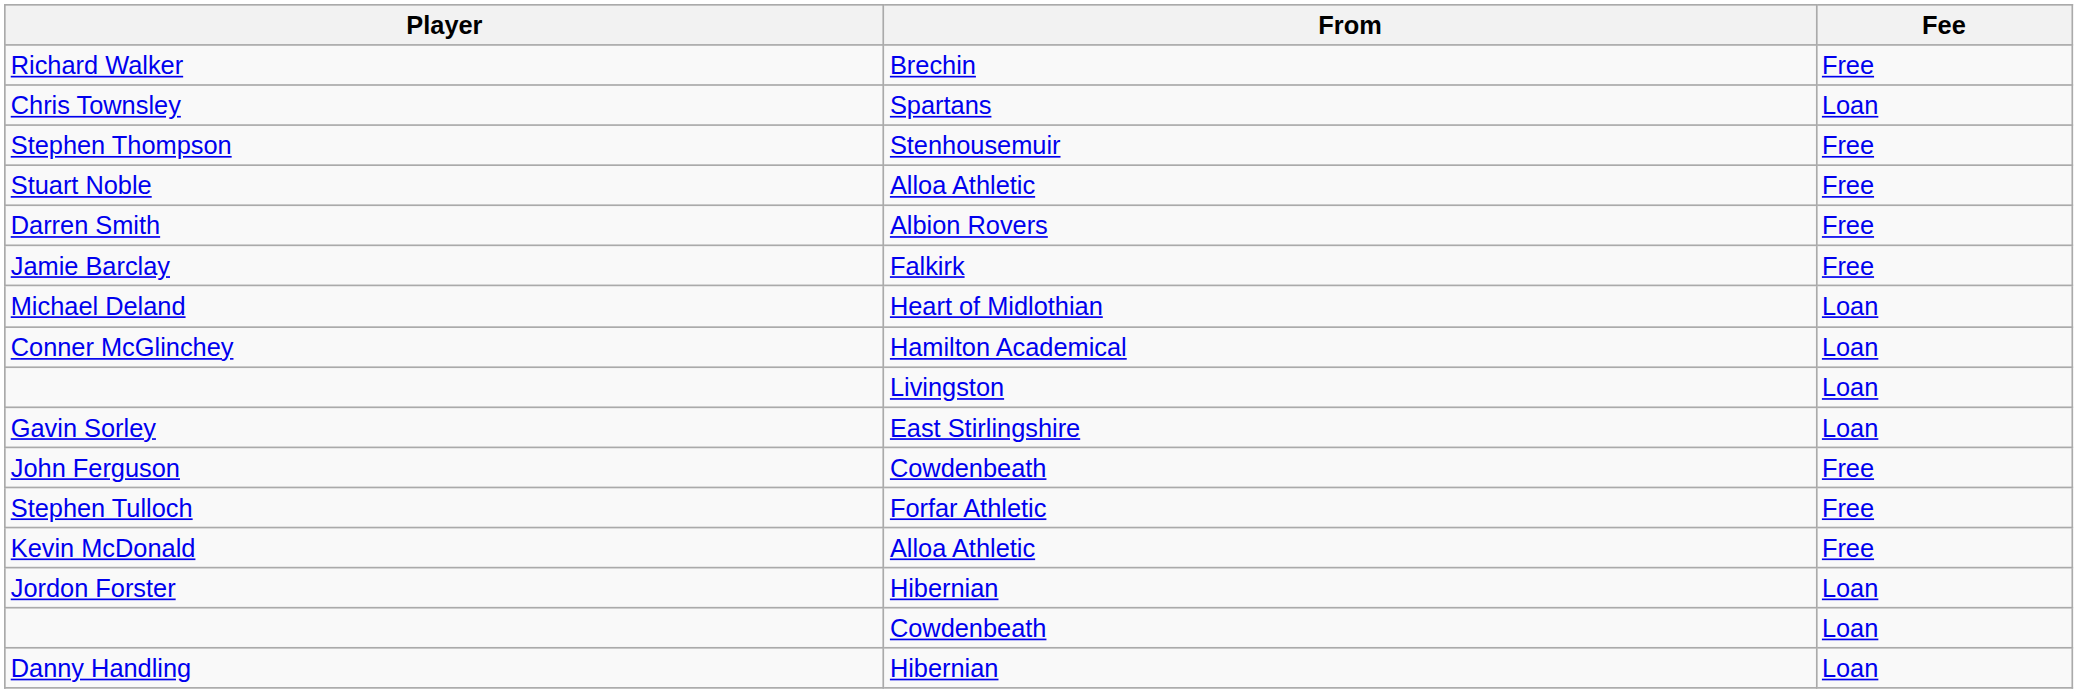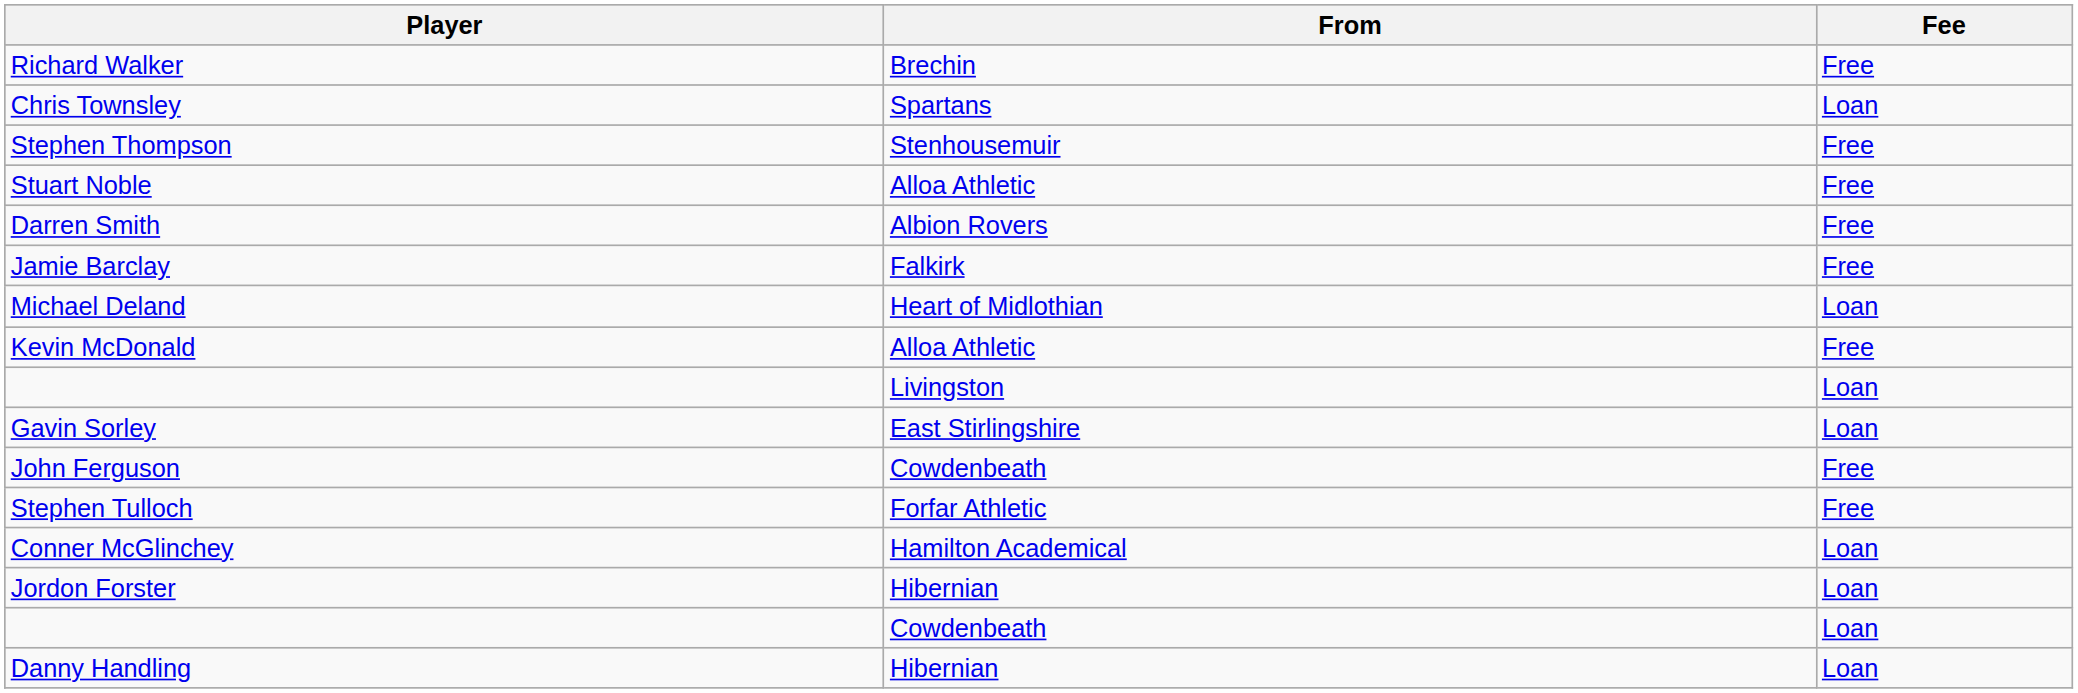rows swapped: (103, 548) <-> (122, 347)
